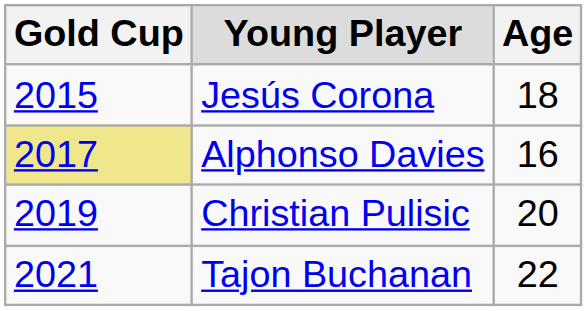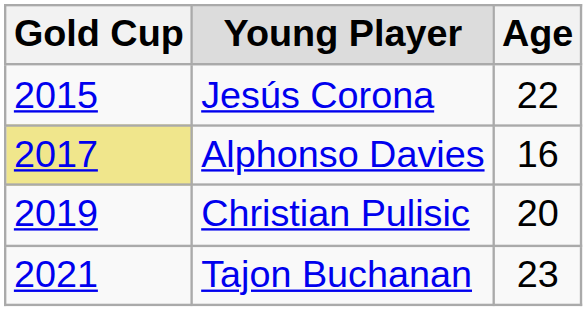(538, 94) 18 -> (538, 94) 22
(538, 273) 22 -> (538, 273) 23
